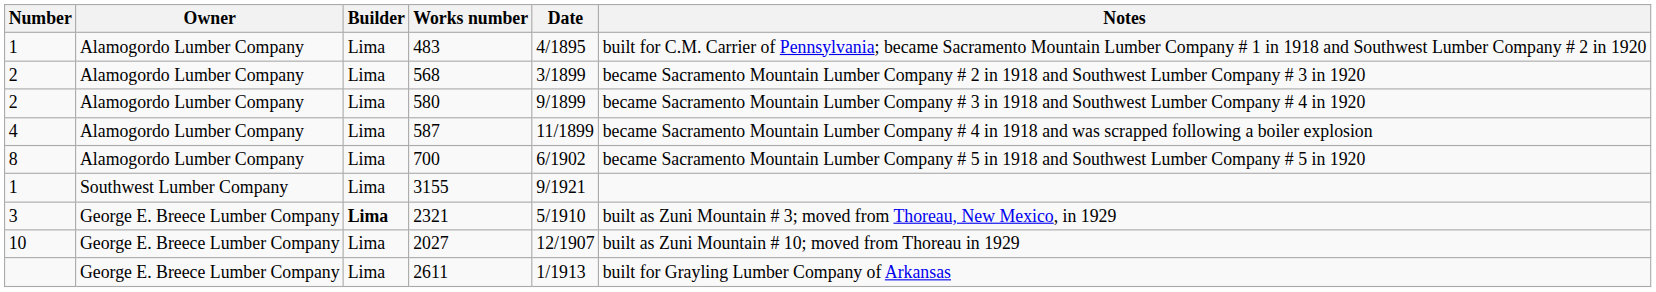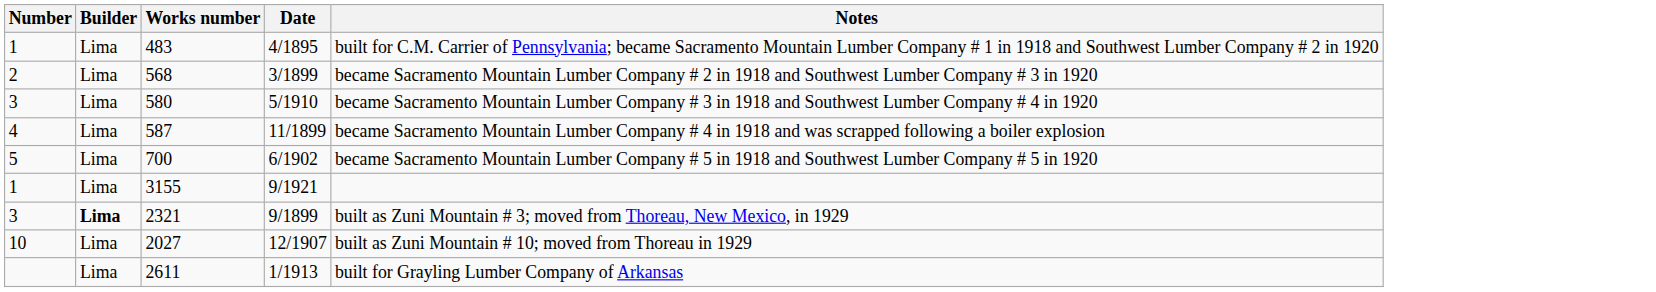- column: (210, 18)
(13, 103) 2 -> (13, 103) 3
(561, 103) 9/1899 -> (293, 103) 5/1910
(13, 159) 8 -> (13, 159) 5
(561, 215) 5/1910 -> (293, 215) 9/1899
